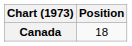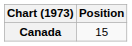(102, 31) 18 -> (102, 31) 15
